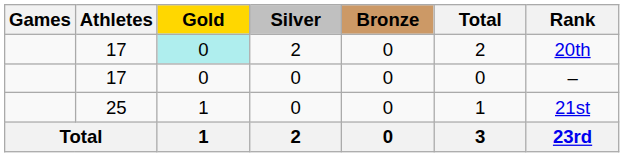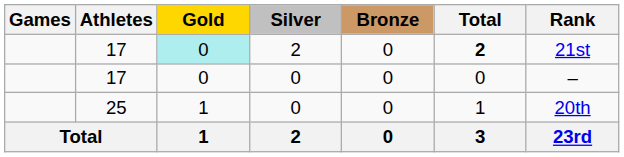(480, 49) normal -> (480, 49) bold
(573, 49) 20th -> (573, 49) 21st
(573, 108) 21st -> (573, 108) 20th
